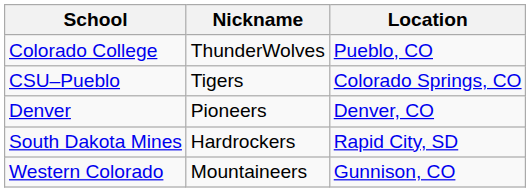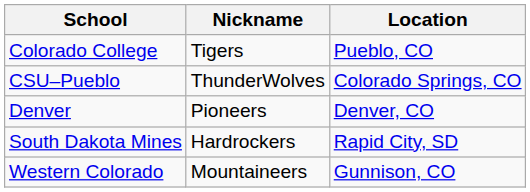(258, 50) ThunderWolves -> (217, 50) Tigers
(217, 80) Tigers -> (258, 80) ThunderWolves
